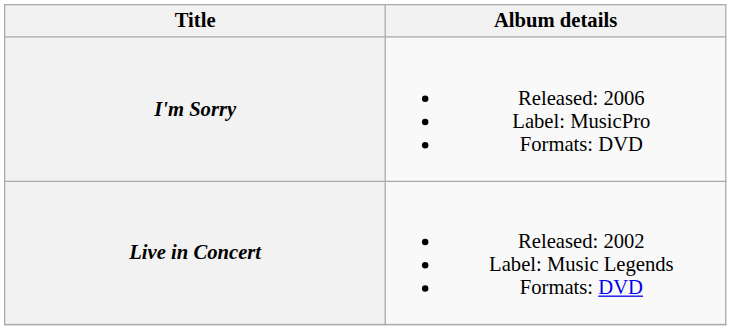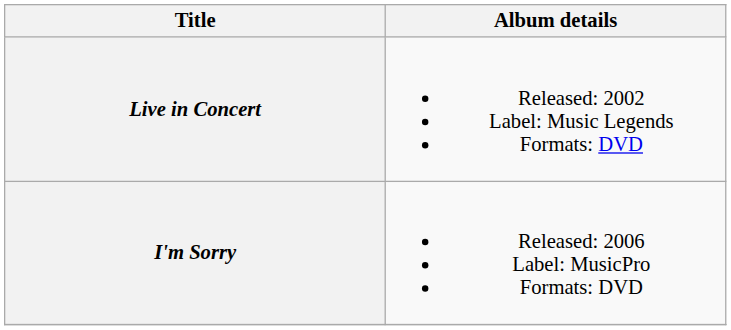rows swapped: (195, 252) <-> (195, 109)
